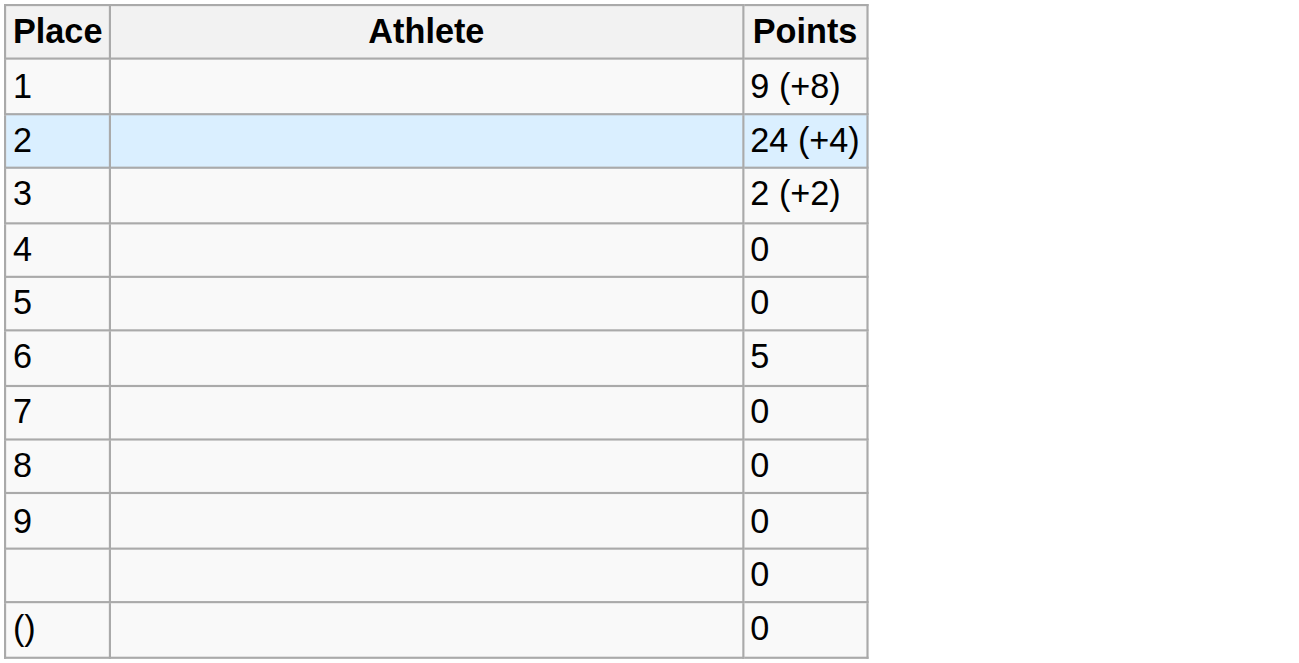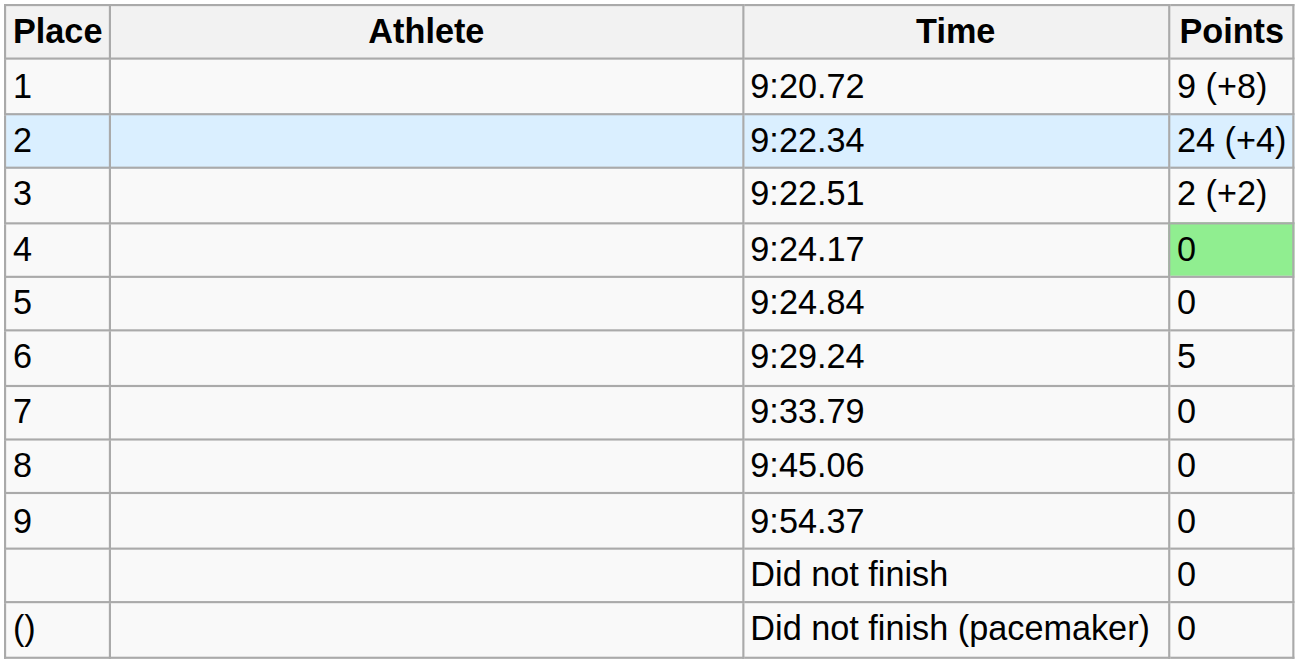+ column: (956, 31)
(760, 248) no background -> (1187, 248) lightgreen background
